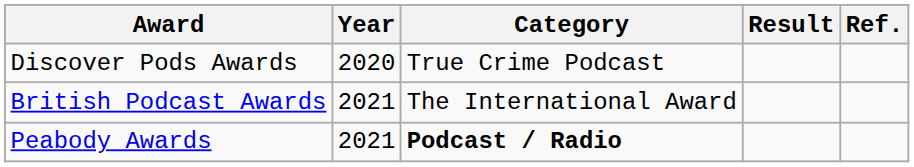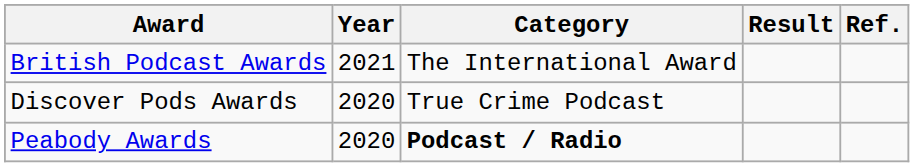rows swapped: (169, 102) <-> (154, 63)
(367, 141) 2021 -> (367, 141) 2020
